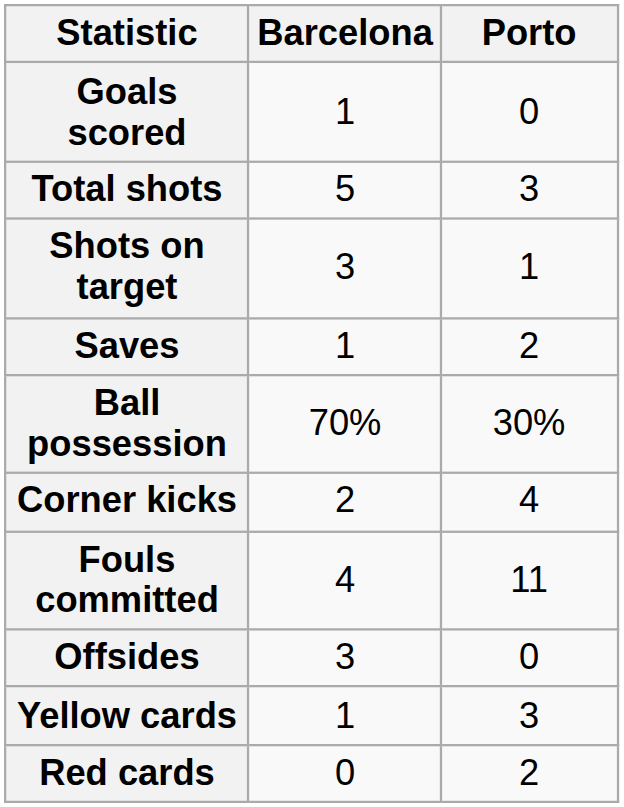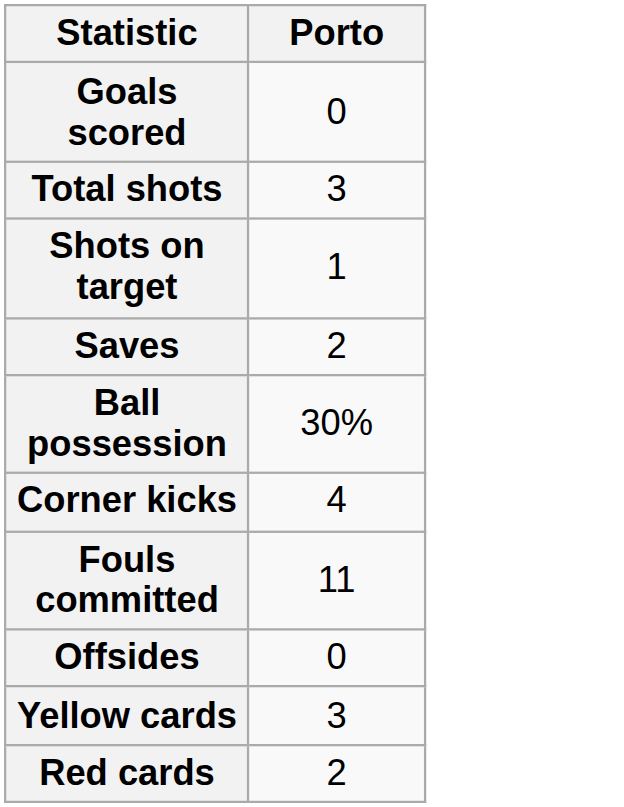- column: (345, 33)
